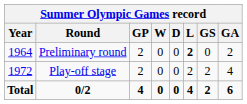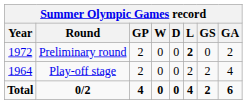(20, 52) 1964 -> (20, 52) 1972
(20, 71) 1972 -> (20, 71) 1964
